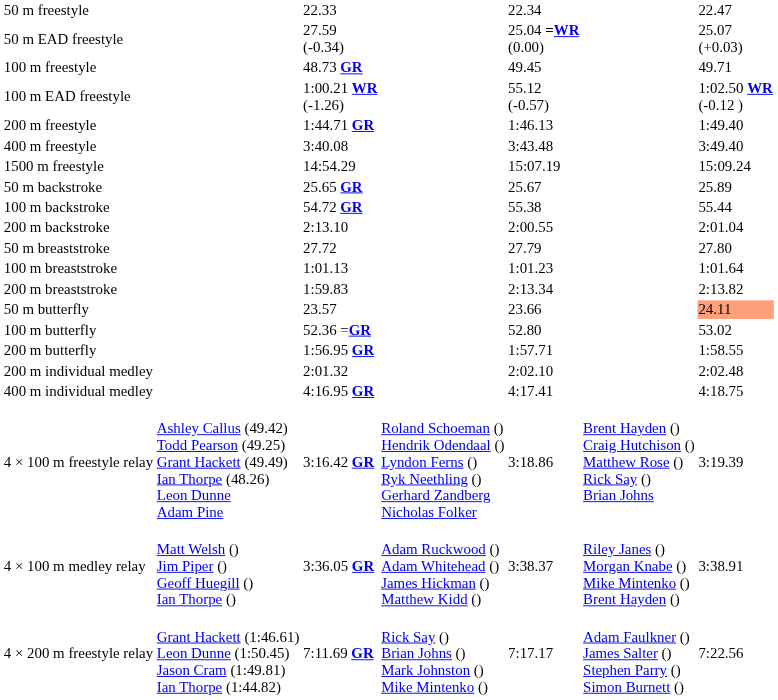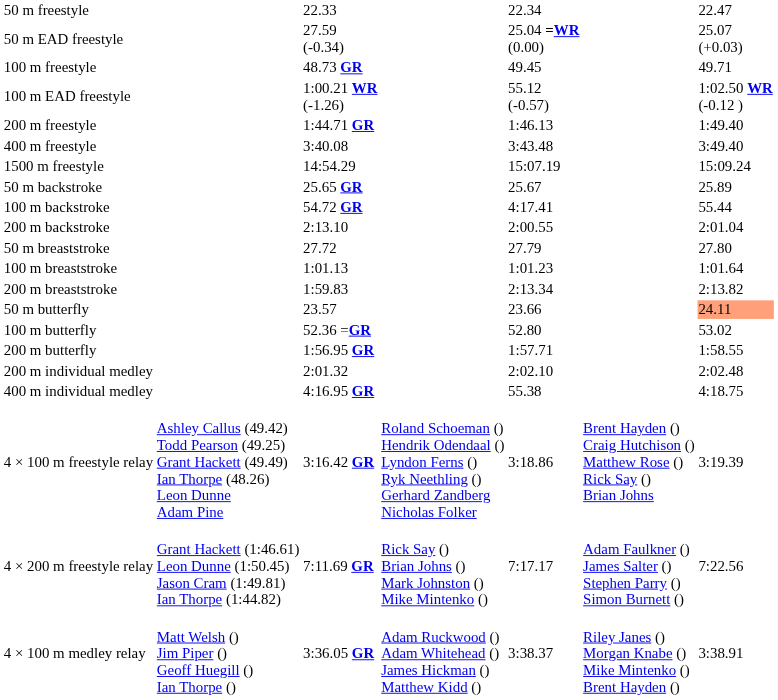(525, 207) 55.38 -> (531, 207) 4:17.41
(531, 391) 4:17.41 -> (525, 391) 55.38
rows swapped: (78, 653) <-> (75, 566)
